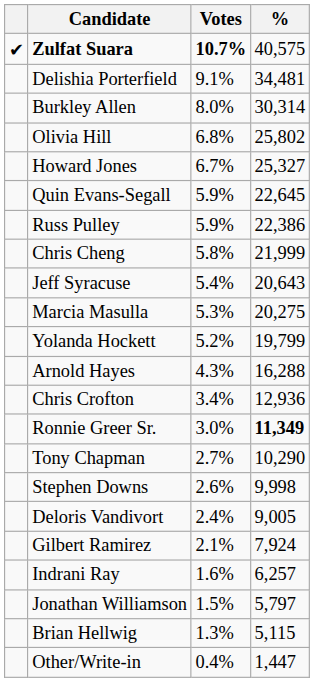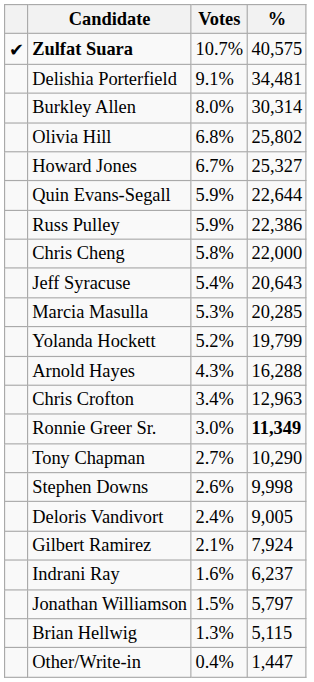(221, 48) bold -> (219, 48) normal
(280, 195) 22,645 -> (277, 195) 22,644
(280, 253) 21,999 -> (277, 253) 22,000
(280, 312) 20,275 -> (277, 312) 20,285
(280, 399) 12,936 -> (277, 399) 12,963
(275, 574) 6,257 -> (272, 574) 6,237
